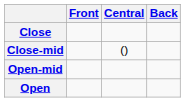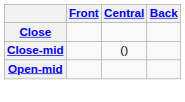- row: (35, 87)
